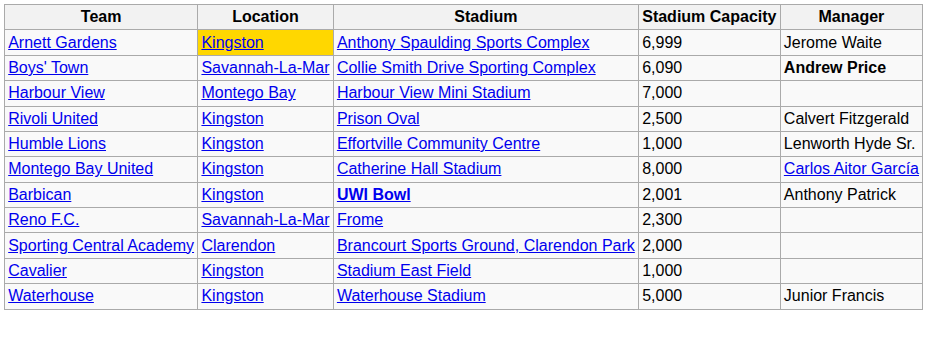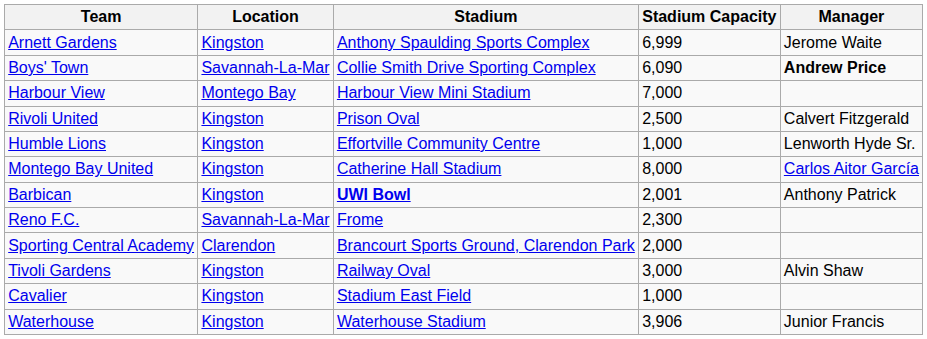(233, 42) gold background -> (233, 42) no background
+ row: (59, 270)
(662, 296) 5,000 -> (662, 321) 3,906
